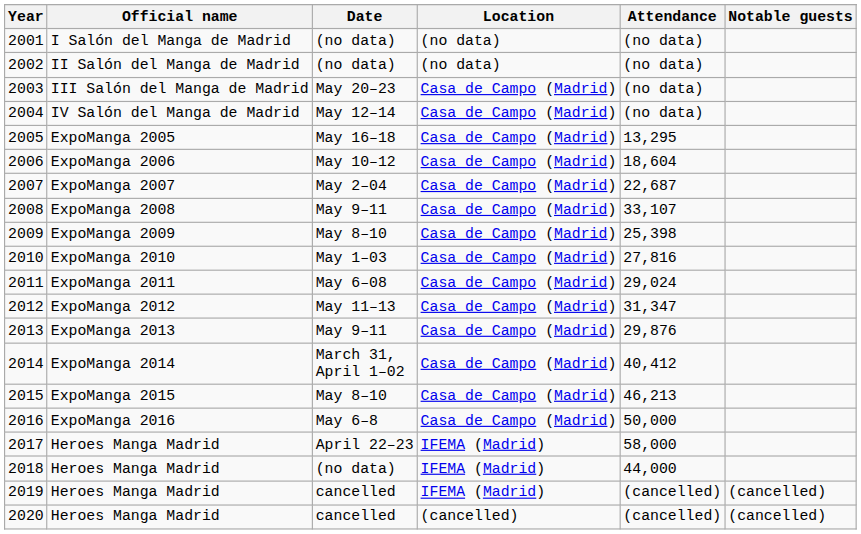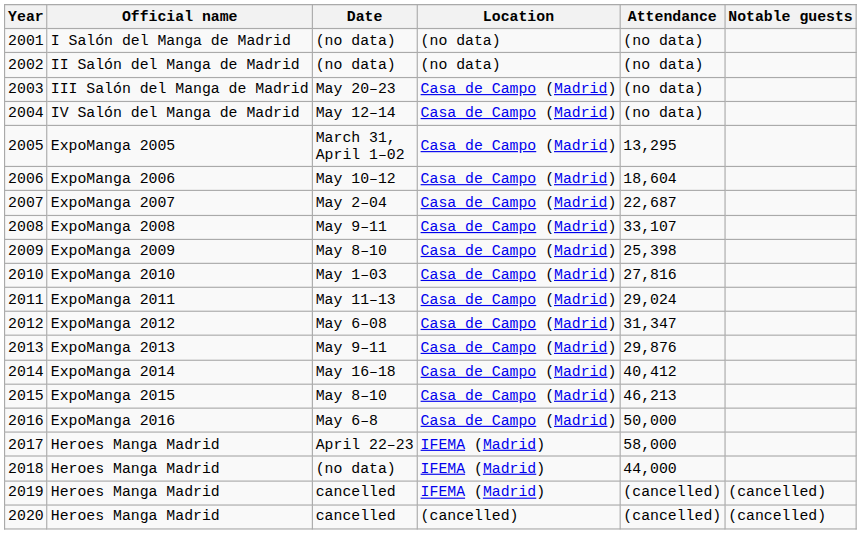(356, 137) May 16–18 -> (360, 146) March 31, April 1–02
(351, 282) May 6–08 -> (356, 299) May 11–13
(356, 306) May 11–13 -> (351, 324) May 6–08
(360, 363) March 31, April 1–02 -> (356, 372) May 16–18
